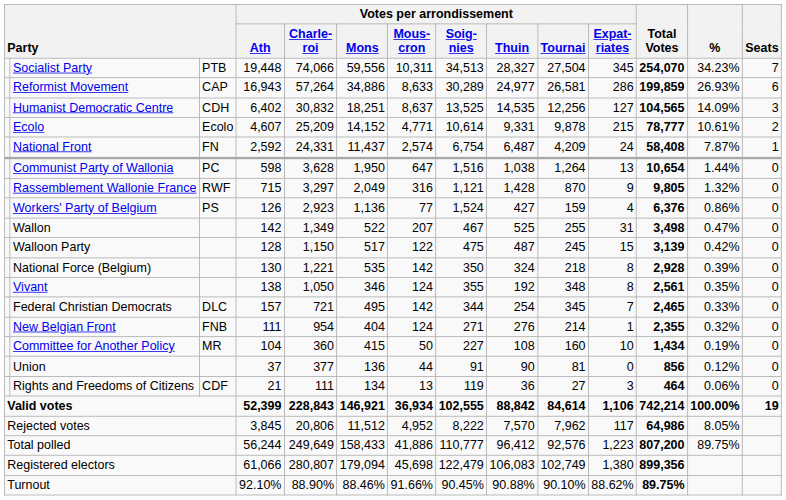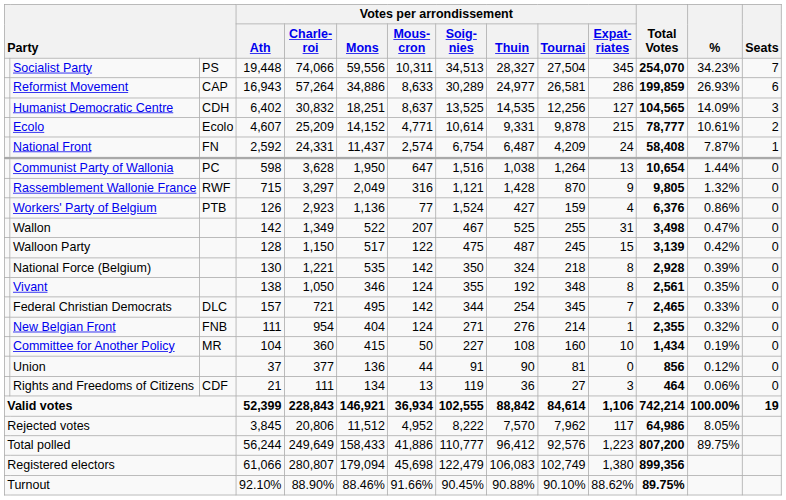(214, 68) PTB -> (210, 68) PS
(210, 208) PS -> (214, 208) PTB
